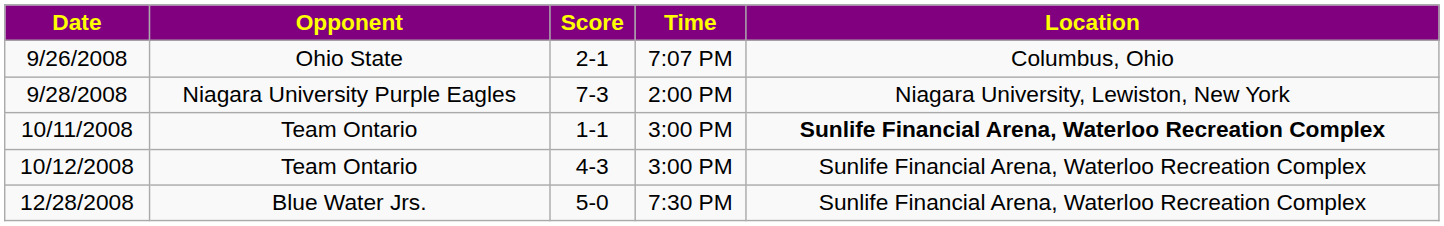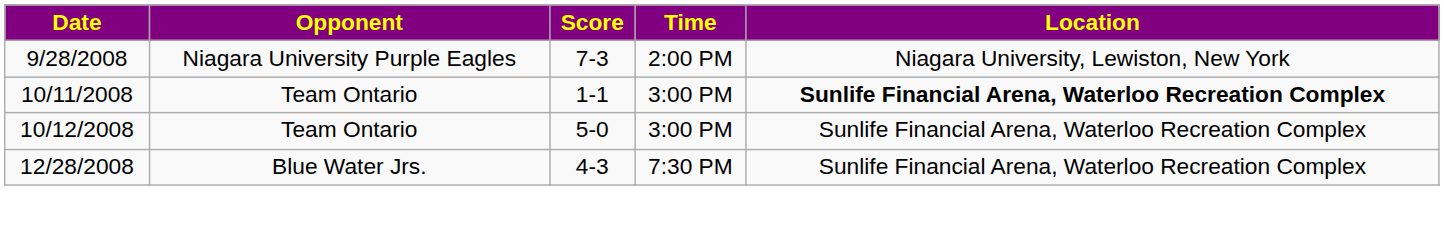- row: (77, 58)
(592, 166) 4-3 -> (592, 130) 5-0
(592, 202) 5-0 -> (592, 166) 4-3
